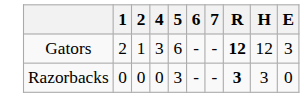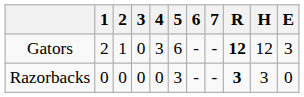+ column: (141, 19)
